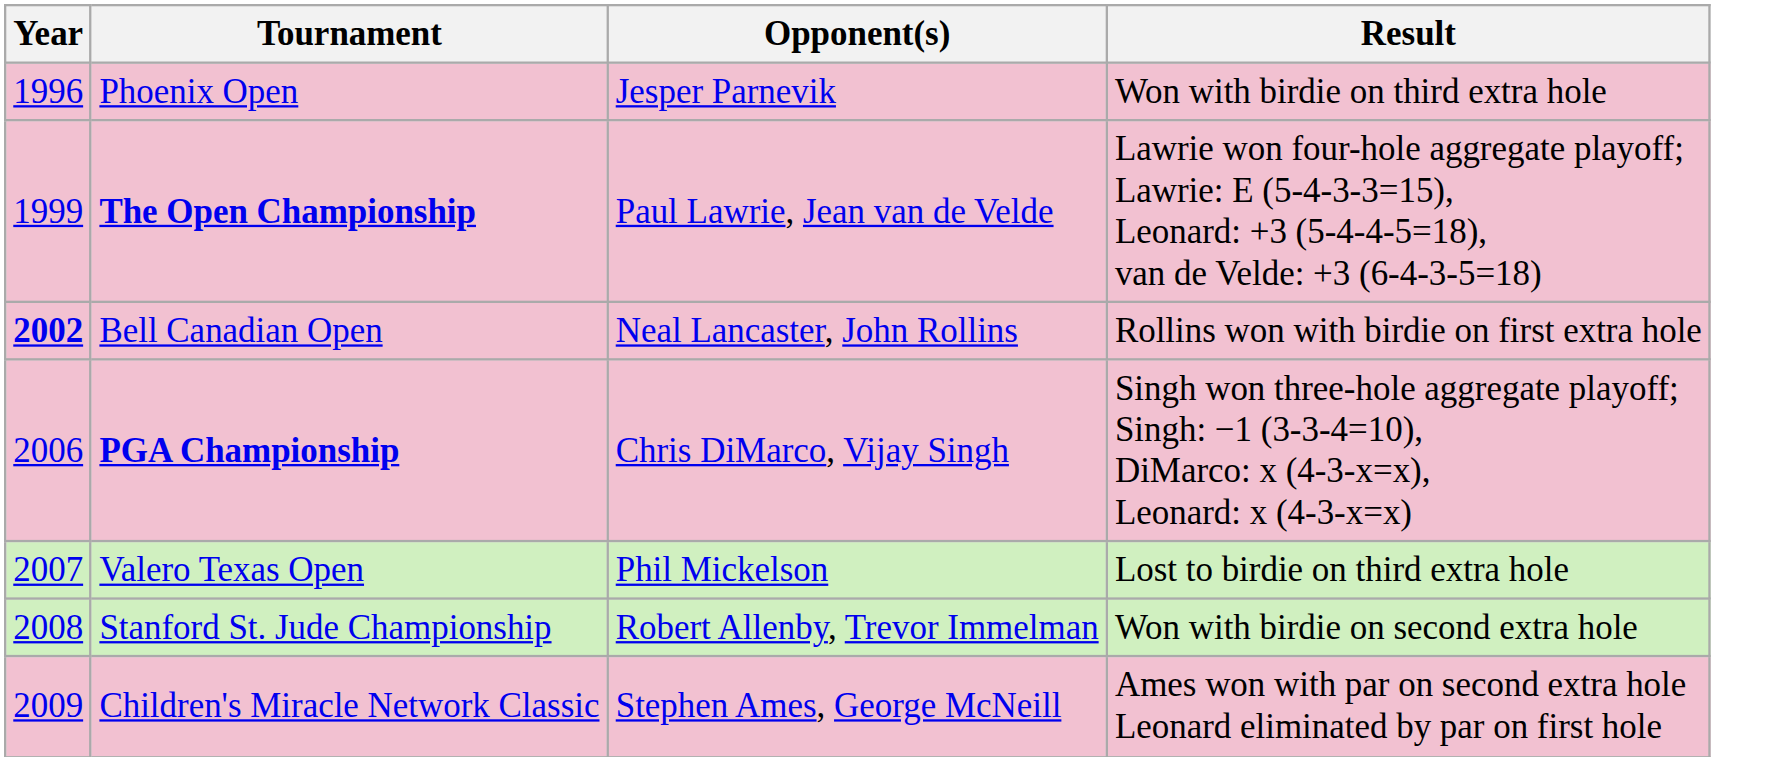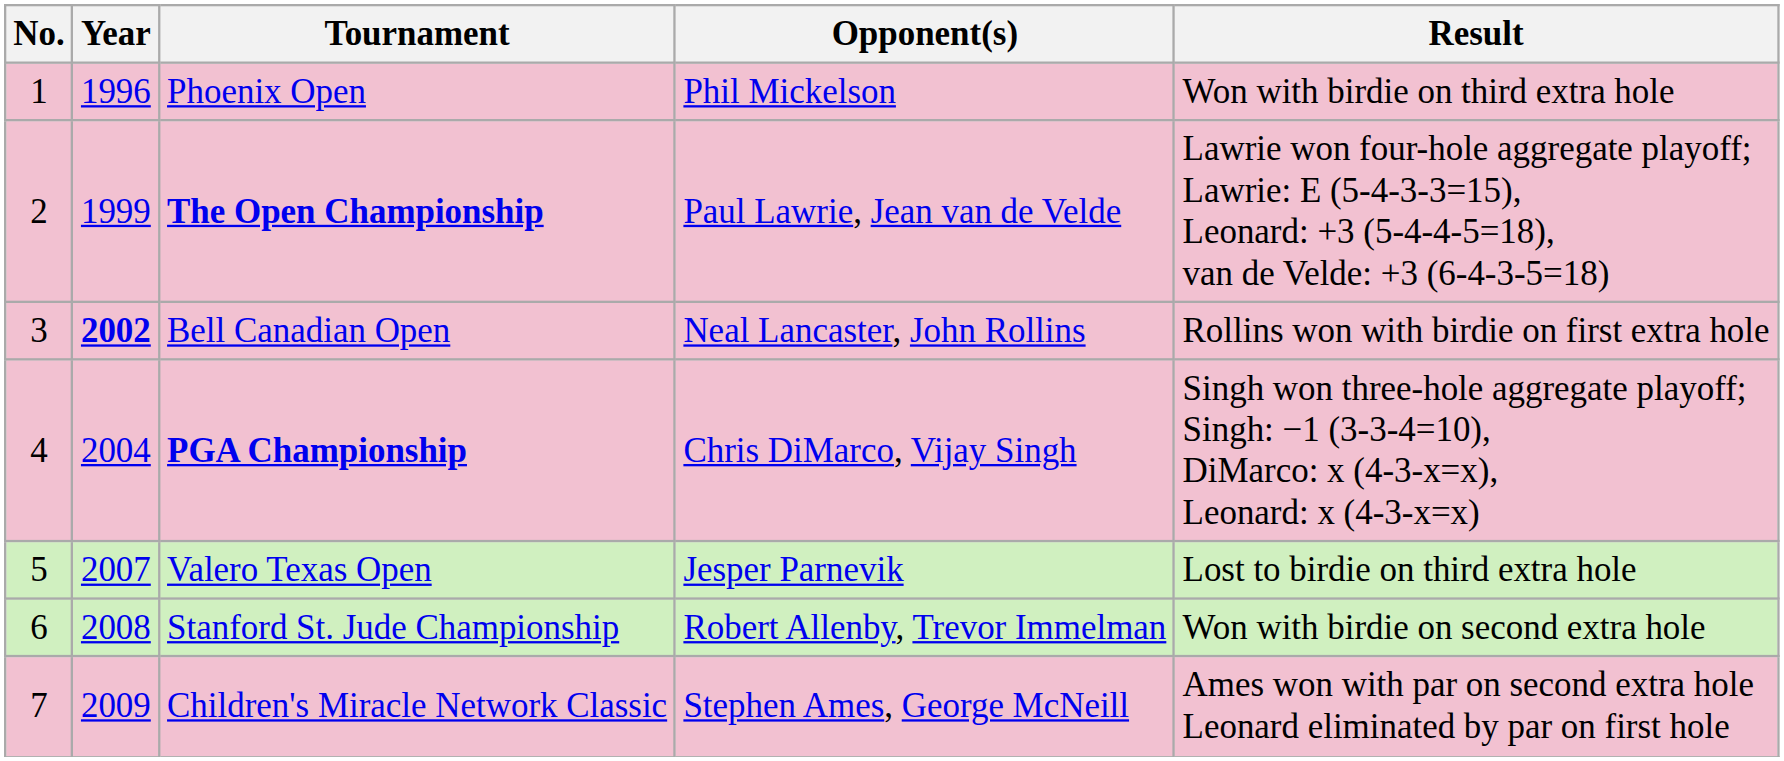+ column: (39, 33)
(726, 91) Jesper Parnevik -> (790, 91) Phil Mickelson
(48, 450) 2006 -> (116, 450) 2004
(722, 570) Phil Mickelson -> (794, 570) Jesper Parnevik
